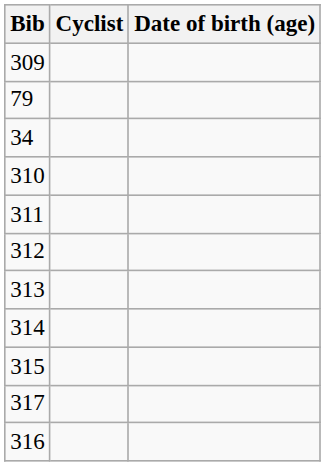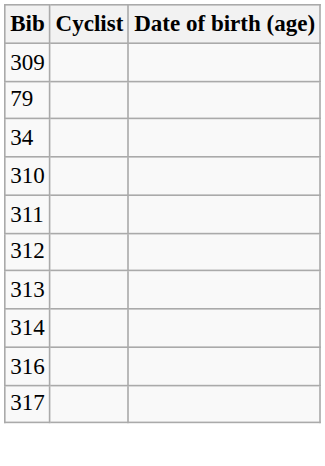- row: (27, 365)
rows swapped: (27, 441) <-> (27, 403)
